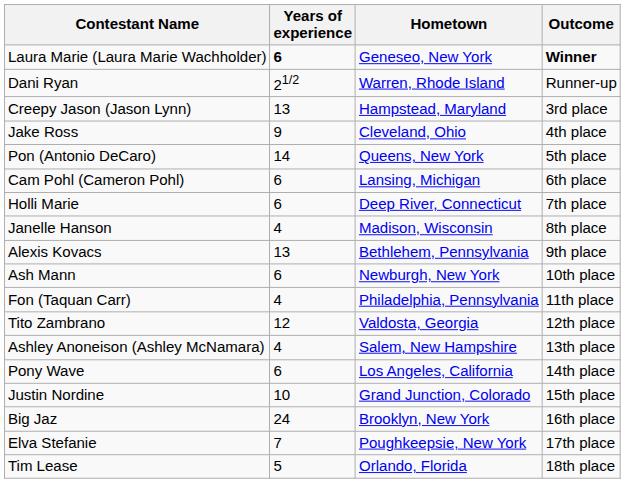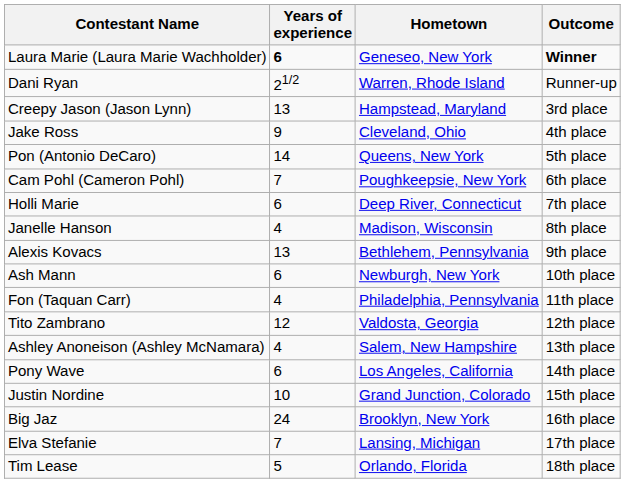(278, 180) 6 -> (278, 180) 7
(420, 180) Lansing, Michigan -> (443, 180) Poughkeepsie, New York
(443, 442) Poughkeepsie, New York -> (420, 442) Lansing, Michigan
